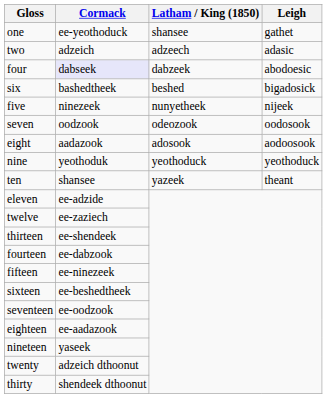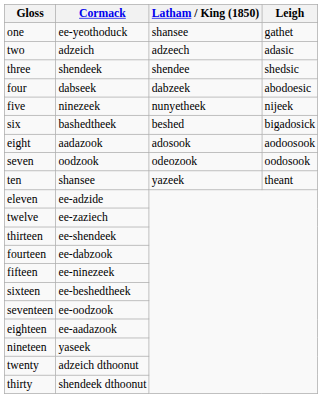+ row: (19, 69)
(77, 69) lavender background -> (77, 87) no background
rows swapped: (16, 106) <-> (14, 87)
rows swapped: (20, 124) <-> (19, 143)
- row: (17, 161)
